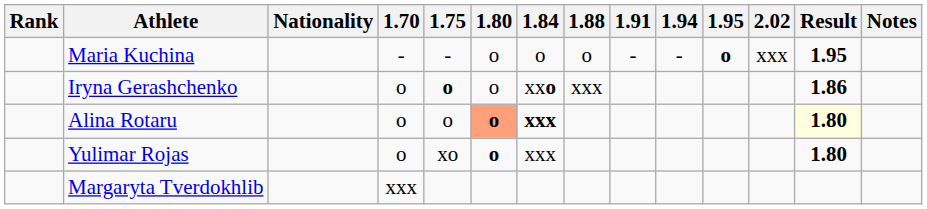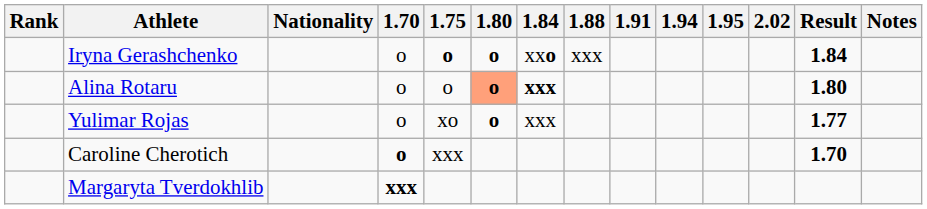- row: (131, 54)
(494, 87) normal -> (494, 54) bold
(829, 87) 1.86 -> (829, 54) 1.84
(829, 120) lightyellow background -> (829, 87) no background
(829, 154) 1.80 -> (829, 120) 1.77
+ row: (148, 154)
(401, 187) normal -> (401, 187) bold
